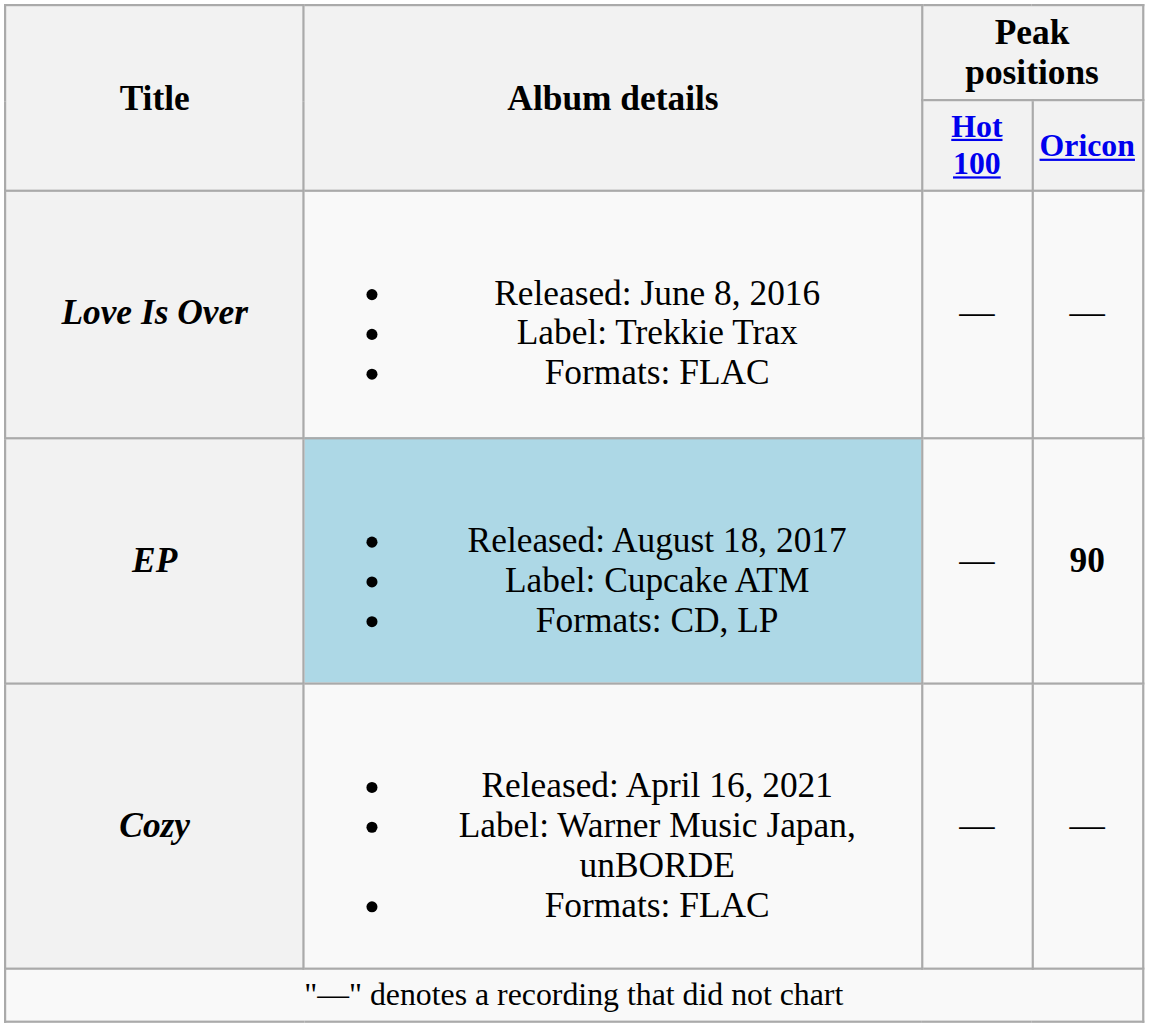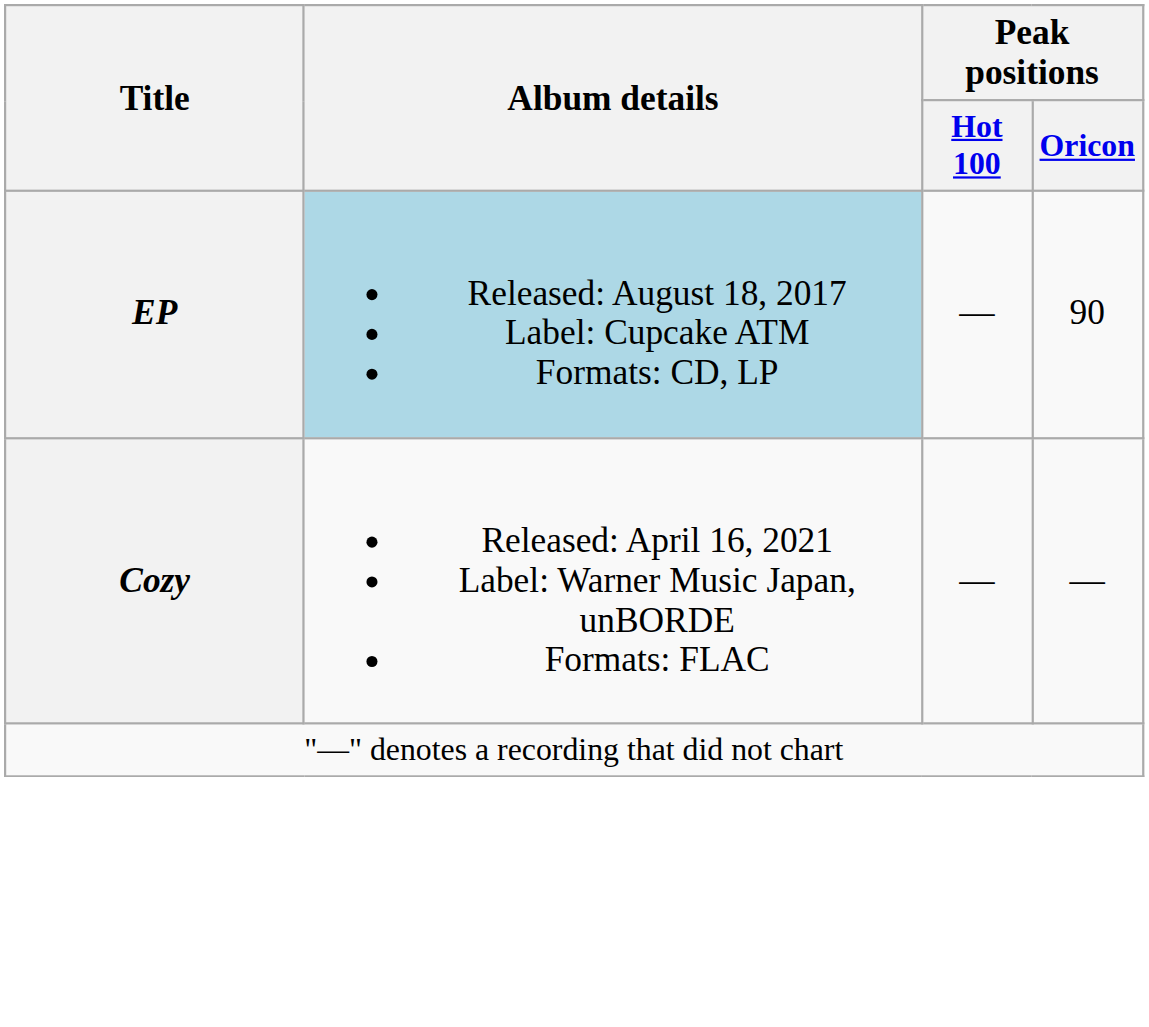- row: (155, 313)
(1087, 559) bold -> (1087, 313) normal
